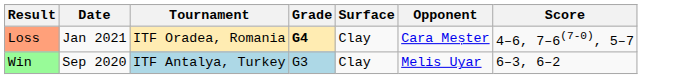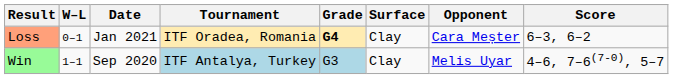+ column: (74, 15)
(565, 39) 4–6, 7–6(7-0), 5–7 -> (559, 37) 6–3, 6–2
(528, 63) 6–3, 6–2 -> (595, 61) 4–6, 7–6(7-0), 5–7
